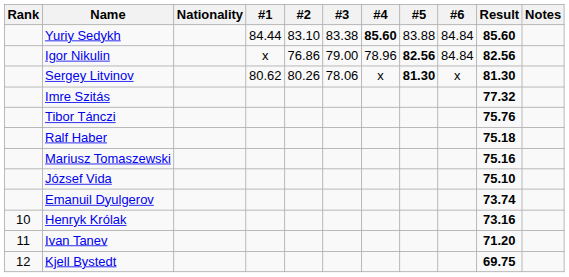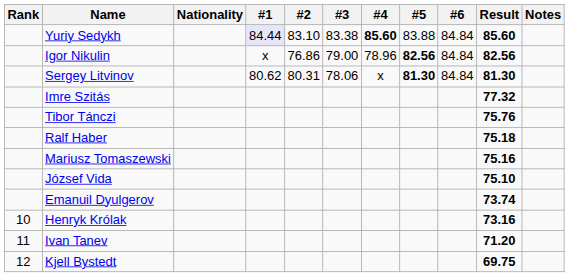(265, 35) no background -> (265, 35) lavender background
(304, 76) 80.26 -> (304, 76) 80.31
(457, 76) x -> (457, 76) 84.84
